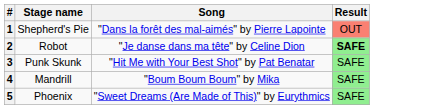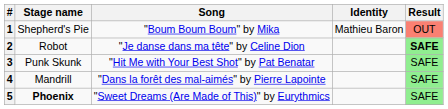+ column: (369, 12)
(212, 29) "Dans la forêt des mal-aimés" by Pierre Lapointe -> (212, 29) "Boum Boum Boum" by Mika
(212, 79) "Boum Boum Boum" by Mika -> (212, 79) "Dans la forêt des mal-aimés" by Pierre Lapointe
(53, 96) normal -> (53, 96) bold
